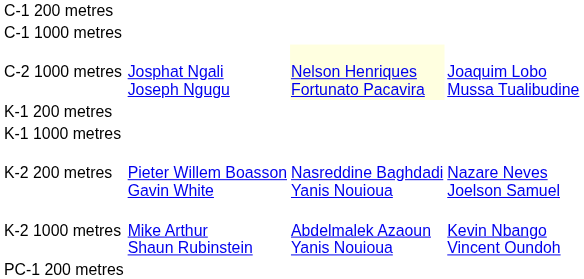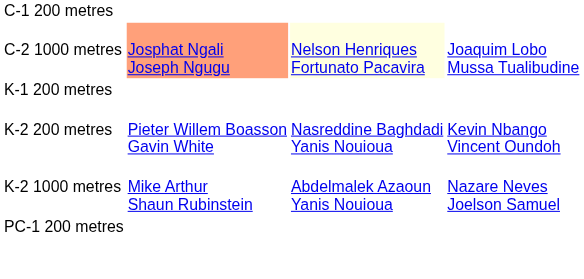- row: (63, 32)
(179, 81) no background -> (179, 59) lightsalmon background
- row: (63, 133)
(504, 182) Nazare Neves Joelson Samuel -> (504, 138) Kevin Nbango Vincent Oundoh
(504, 239) Kevin Nbango Vincent Oundoh -> (504, 196) Nazare Neves Joelson Samuel
